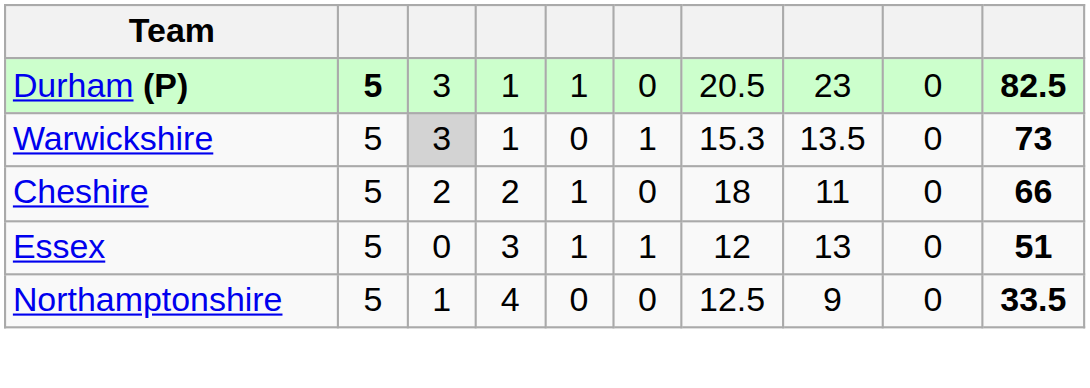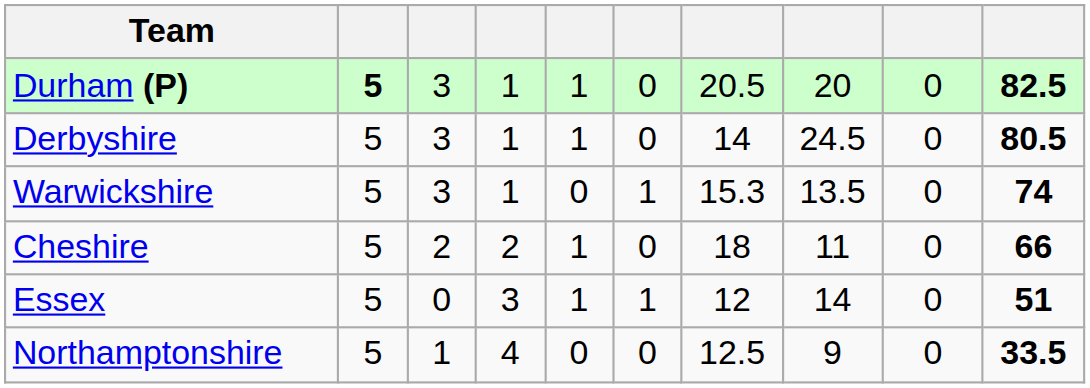(833, 85) 23 -> (833, 85) 20
+ row: (95, 138)
(442, 138) lightgrey background -> (442, 192) no background
(1033, 138) 73 -> (1033, 192) 74
(833, 246) 13 -> (833, 300) 14
